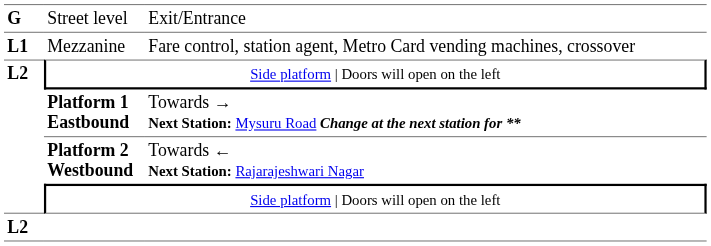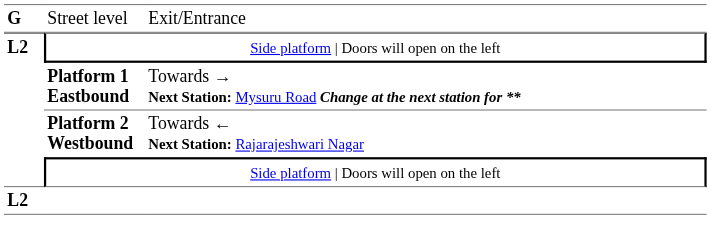- row: (86, 46)
